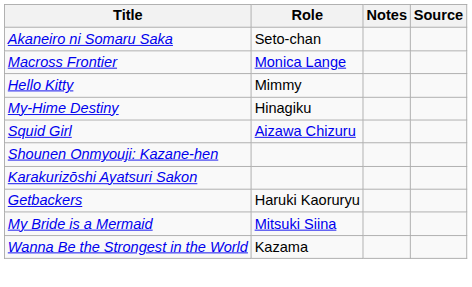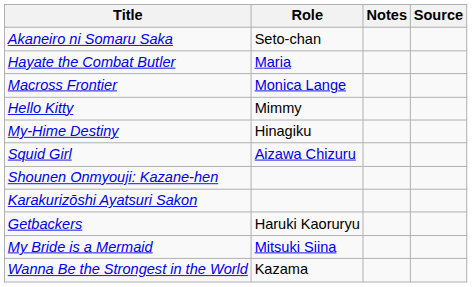+ row: (92, 62)
